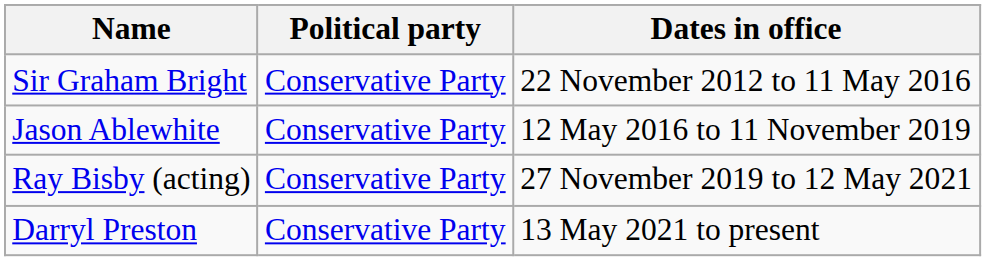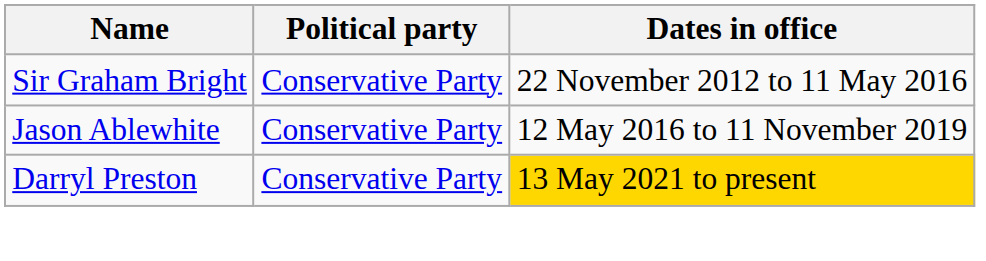- row: (131, 179)
(670, 229) no background -> (666, 179) gold background
